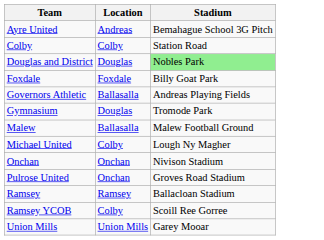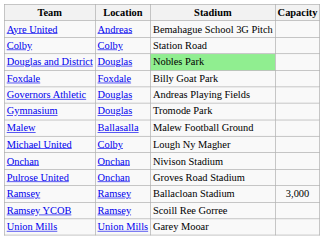+ column: (298, 12)
(118, 95) Ballasalla -> (115, 95) Douglas
(110, 210) Colby -> (114, 210) Ramsey
